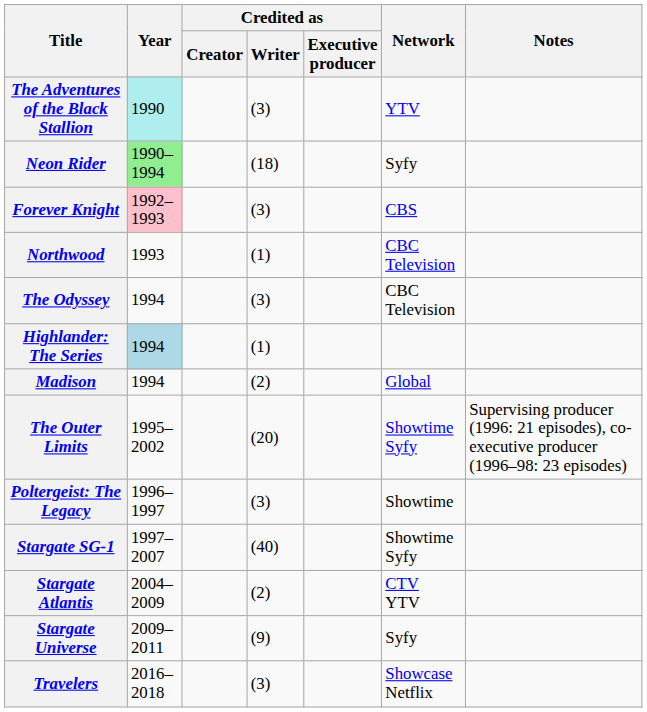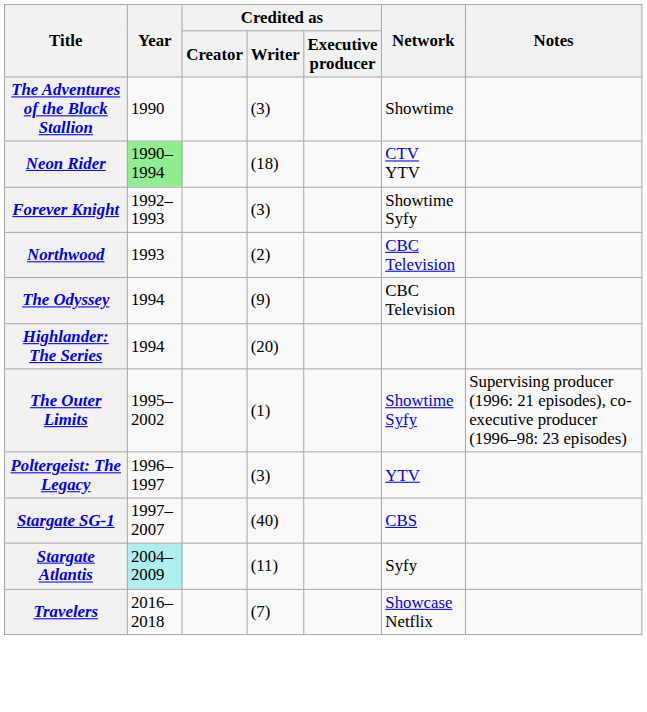(148, 108) paleturquoise background -> (148, 108) no background
(403, 108) YTV -> (419, 108) Showtime
(401, 163) Syfy -> (403, 163) CTV YTV
(152, 209) pink background -> (152, 209) no background
(401, 209) CBS -> (419, 209) Showtime Syfy
(260, 254) (1) -> (260, 254) (2)
(260, 300) (3) -> (260, 300) (9)
(148, 346) lightblue background -> (148, 346) no background
(260, 346) (1) -> (265, 346) (20)
- row: (66, 382)
(265, 437) (20) -> (260, 410) (1)
(419, 501) Showtime -> (403, 474) YTV
(419, 547) Showtime Syfy -> (401, 520) CBS
(152, 592) no background -> (152, 566) paleturquoise background
(260, 592) (2) -> (264, 566) (11)
(403, 592) CTV YTV -> (401, 566) Syfy
- row: (66, 638)
(260, 683) (3) -> (260, 611) (7)
